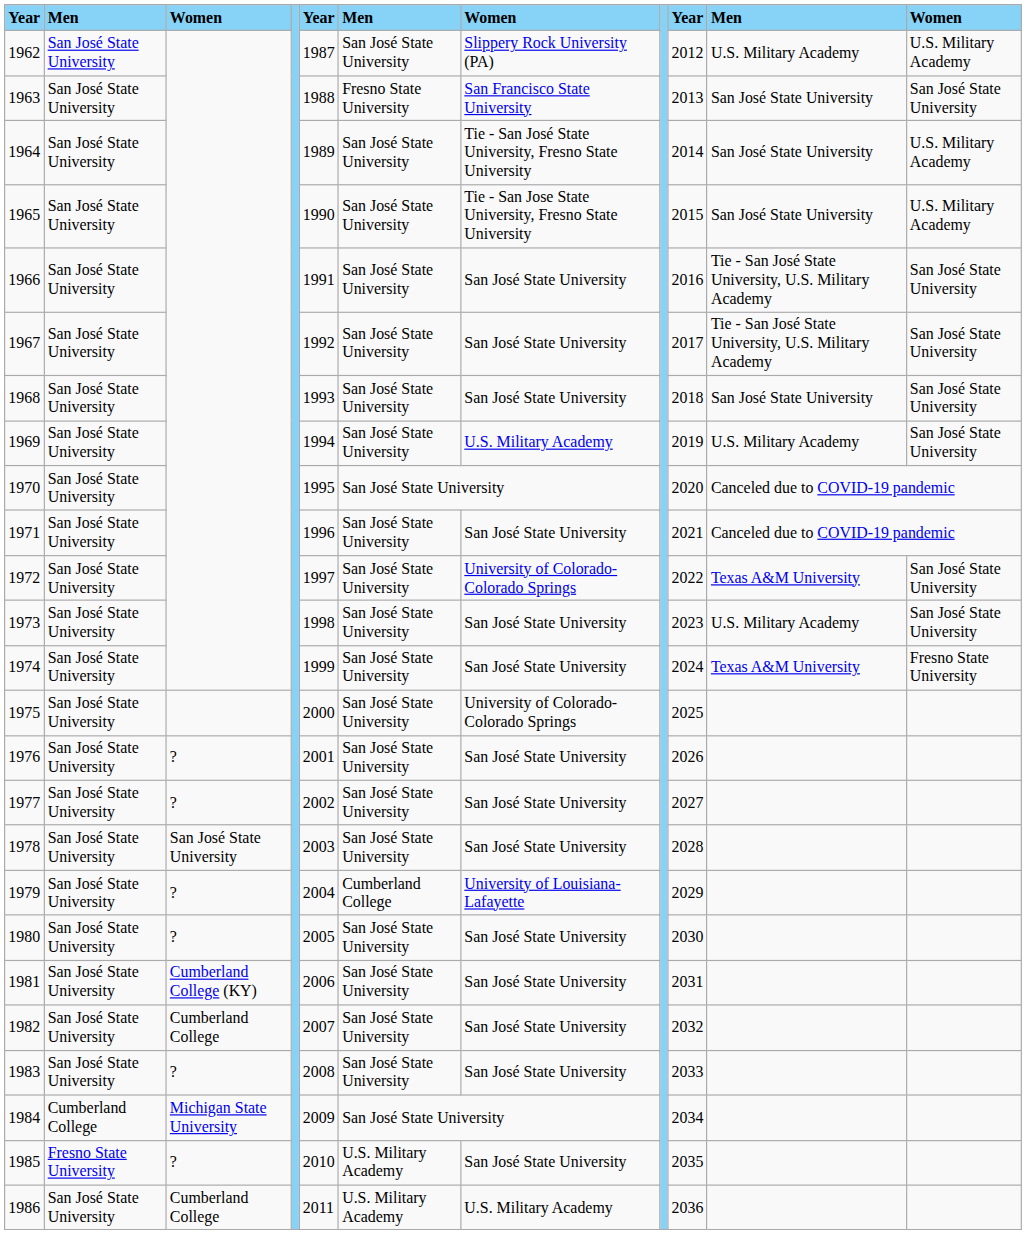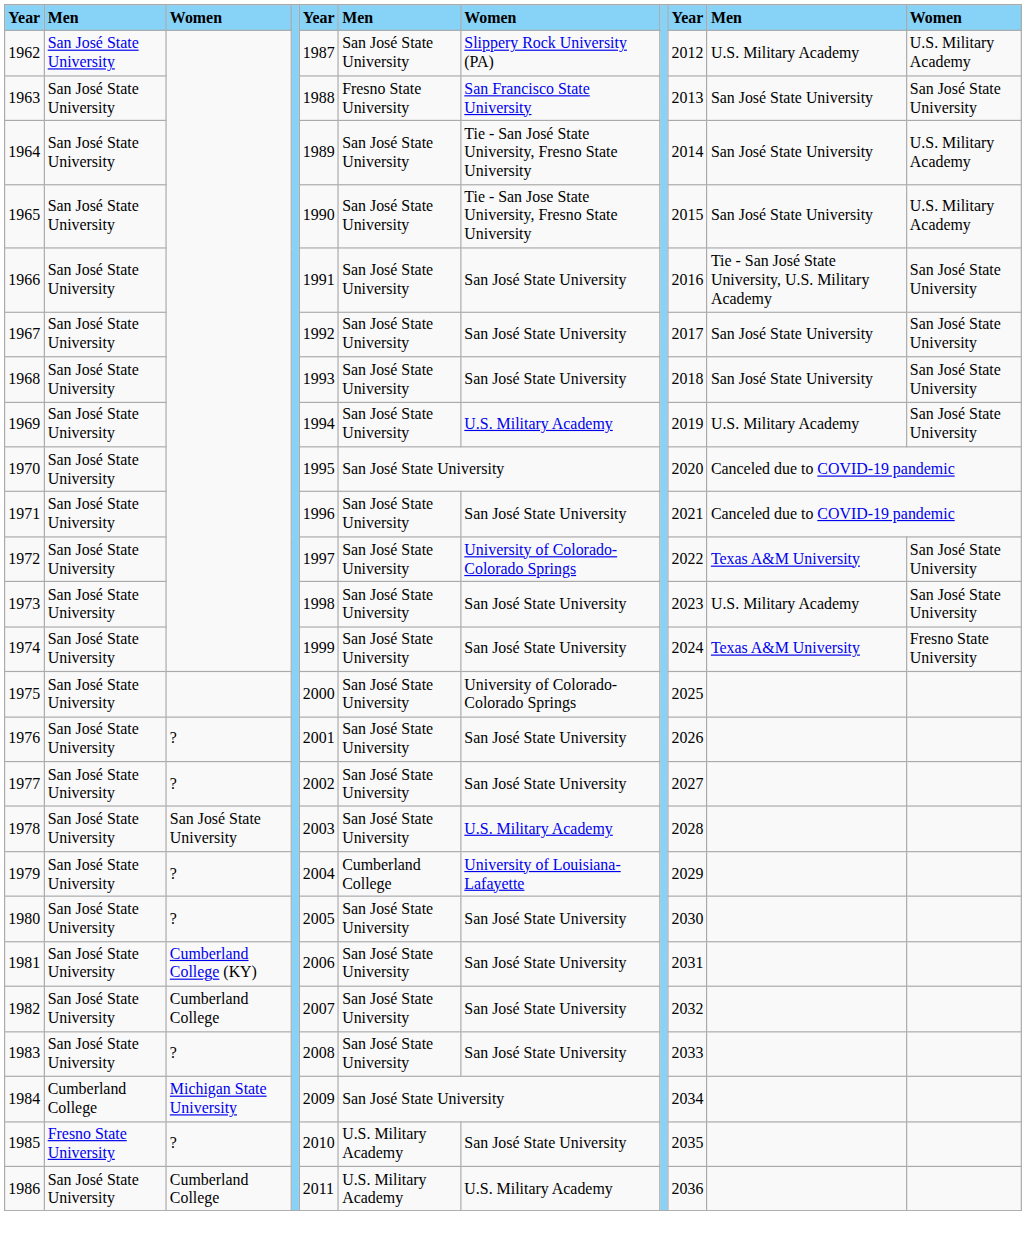(790, 343) Tie - San José State University, U.S. Military Academy -> (792, 333) San José State University
(545, 847) San José State University -> (539, 828) U.S. Military Academy
